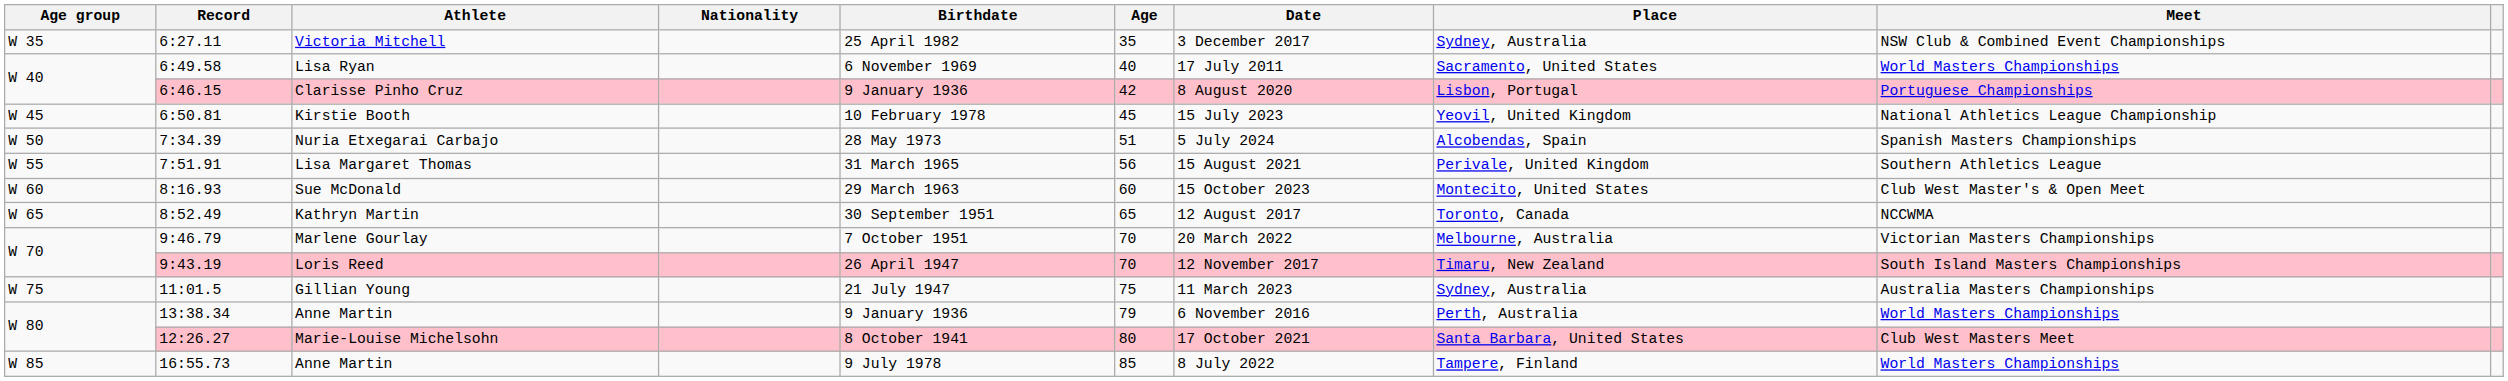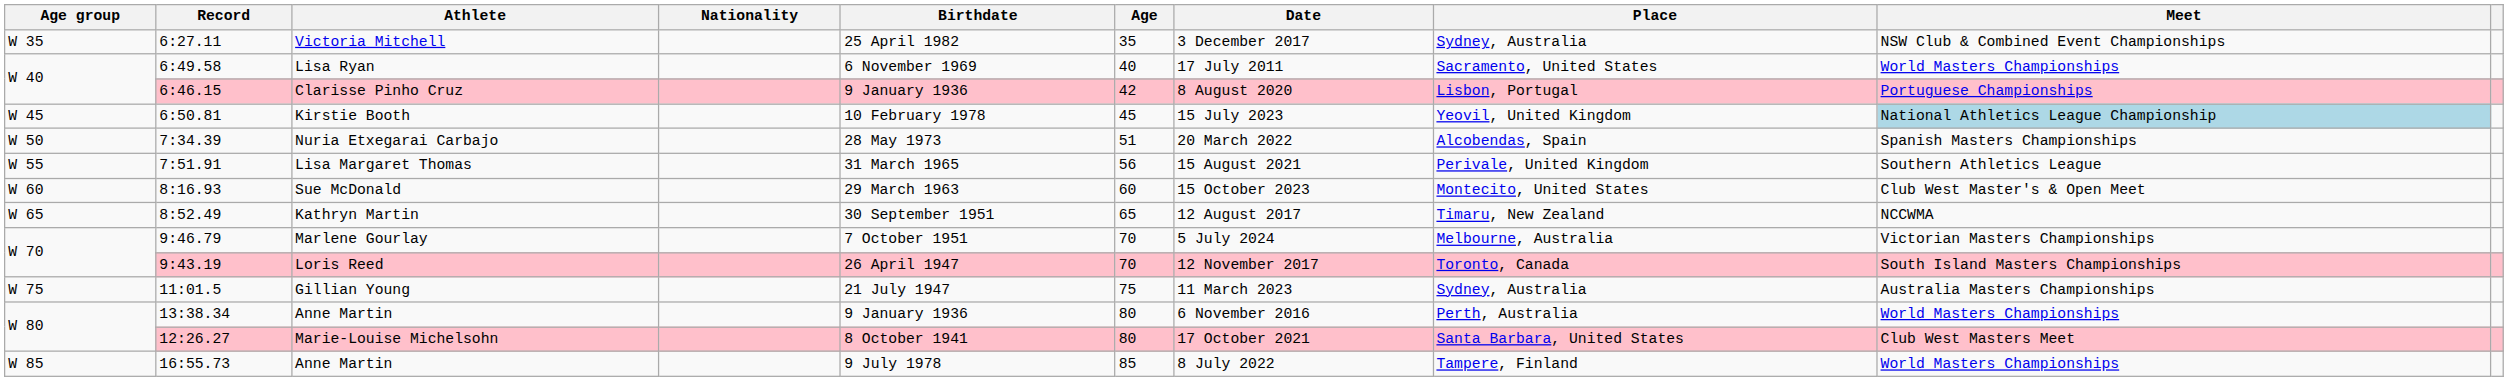(2048, 116) no background -> (2048, 116) lightblue background
(1226, 141) 5 July 2024 -> (1235, 141) 20 March 2022
(1503, 215) Toronto, Canada -> (1520, 215) Timaru, New Zealand
(1235, 240) 20 March 2022 -> (1226, 240) 5 July 2024
(1520, 264) Timaru, New Zealand -> (1503, 264) Toronto, Canada
(1128, 314) 79 -> (1128, 314) 80
